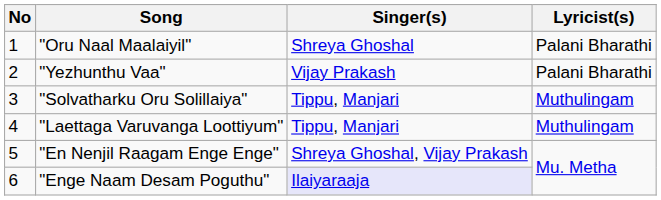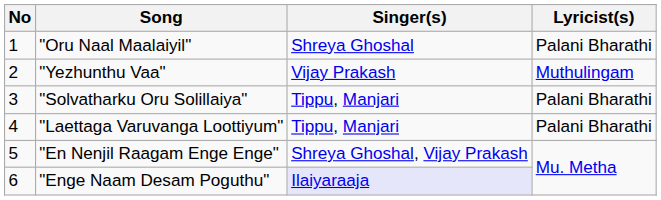(594, 72) Palani Bharathi -> (585, 72) Muthulingam
(585, 99) Muthulingam -> (594, 99) Palani Bharathi
(585, 126) Muthulingam -> (594, 126) Palani Bharathi
